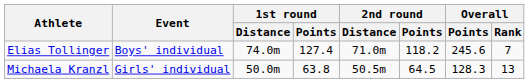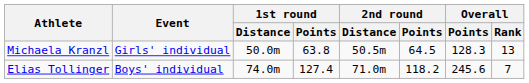rows swapped: (58, 69) <-> (58, 51)
